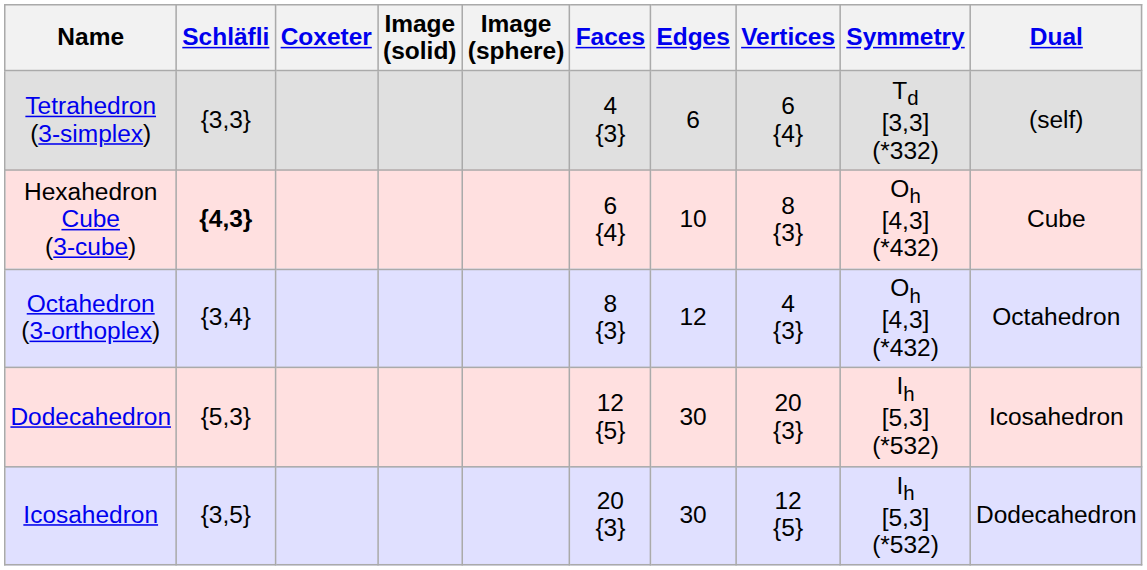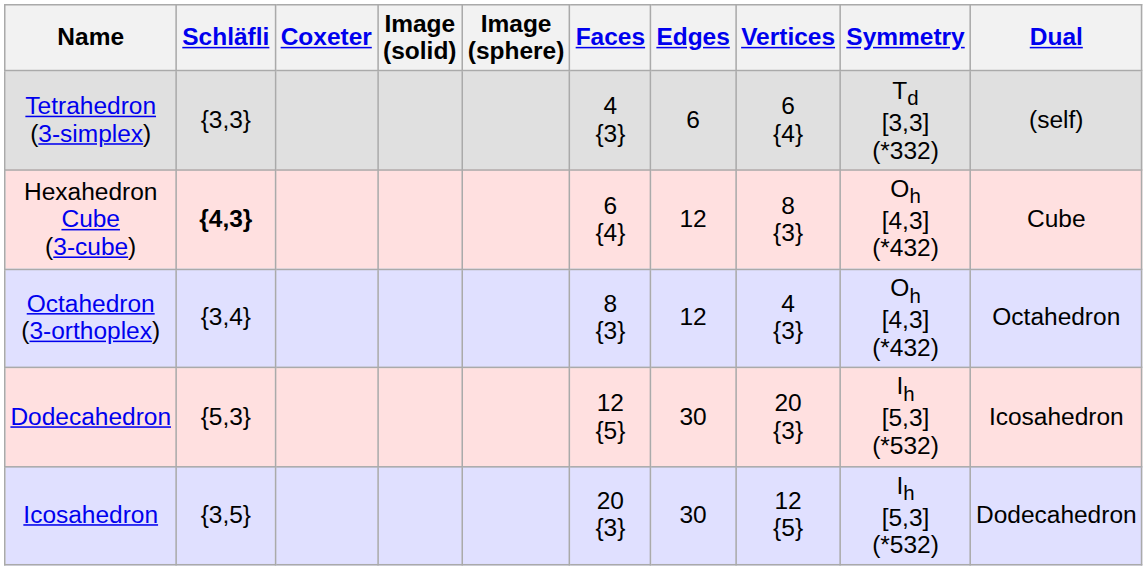(693, 219) 10 -> (693, 219) 12
